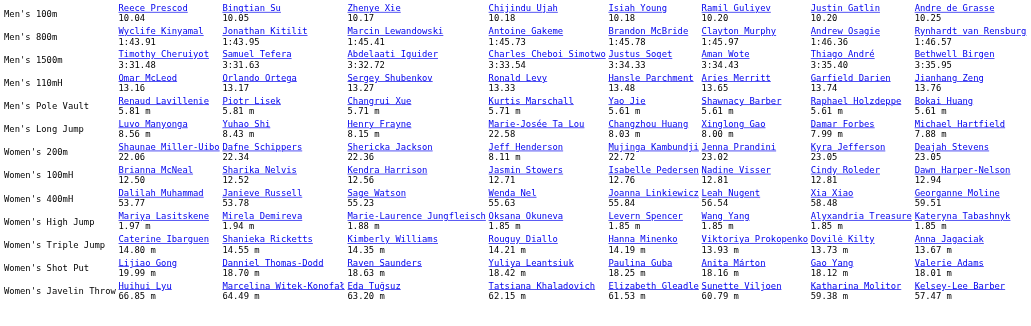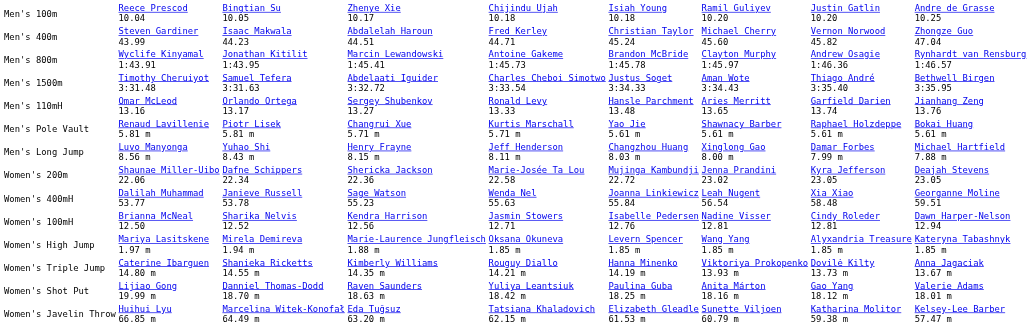+ row: (31, 36)
(537, 129) Marie-Josée Ta Lou 22.58 -> (526, 152) Jeff Henderson 8.11 m
(526, 152) Jeff Henderson 8.11 m -> (537, 175) Marie-Josée Ta Lou 22.58
rows swapped: (39, 175) <-> (39, 198)
